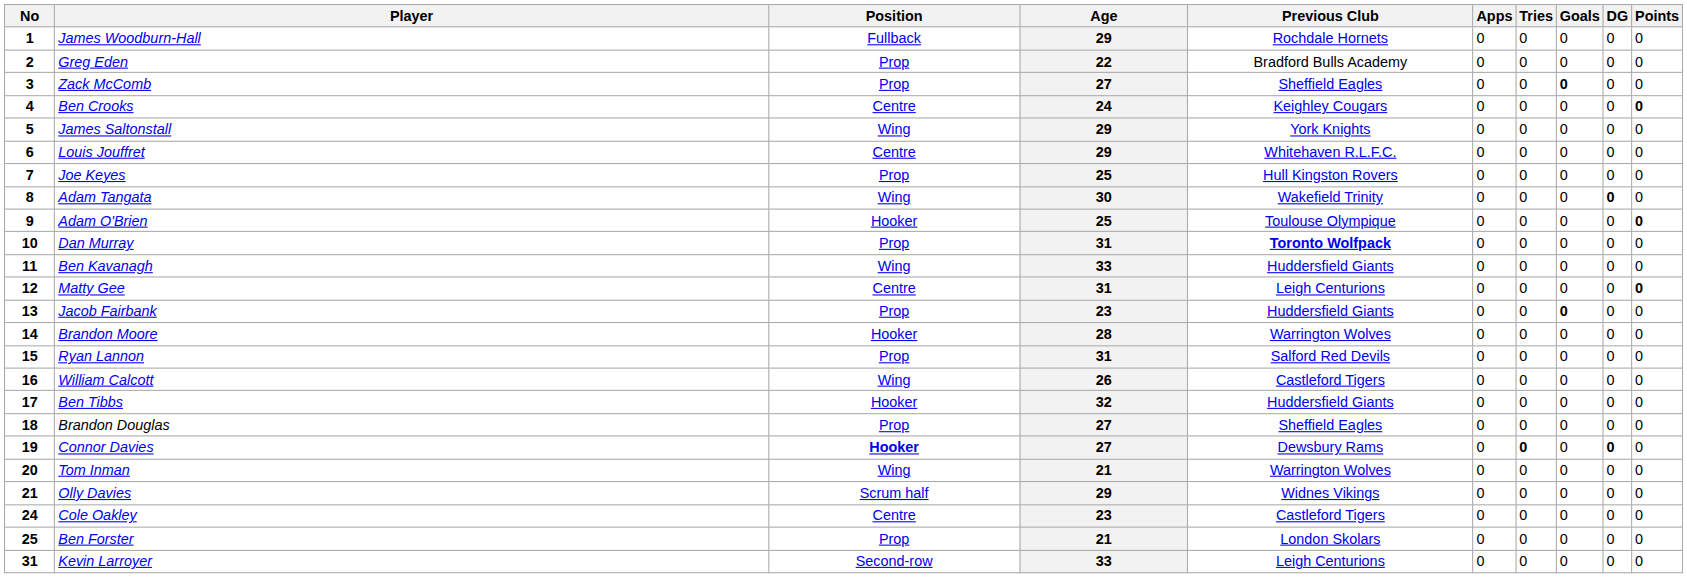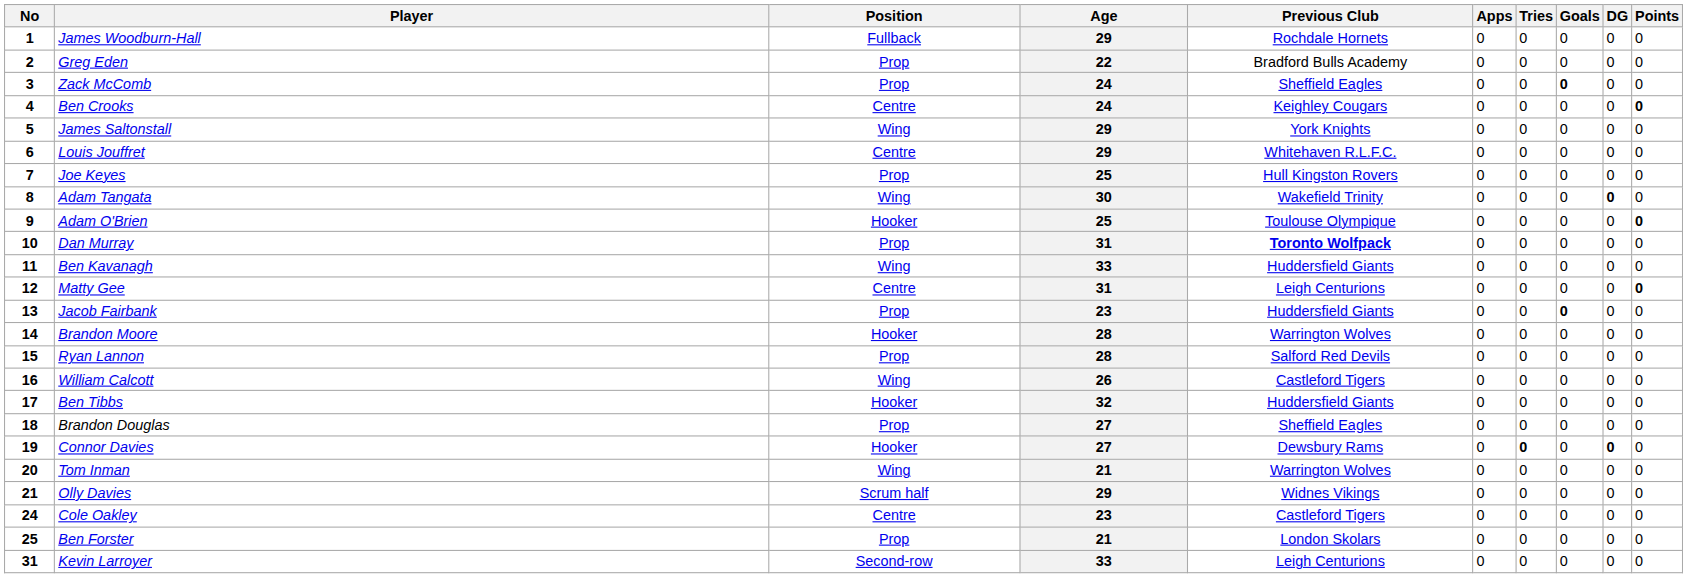(1104, 84) 27 -> (1104, 84) 24
(1104, 356) 31 -> (1104, 356) 28
(894, 447) bold -> (894, 447) normal
